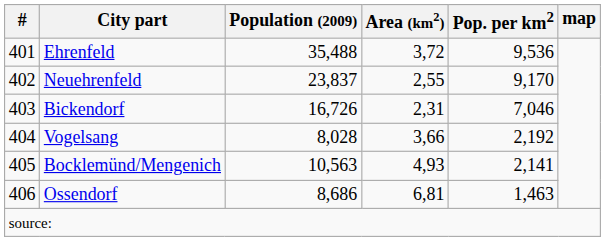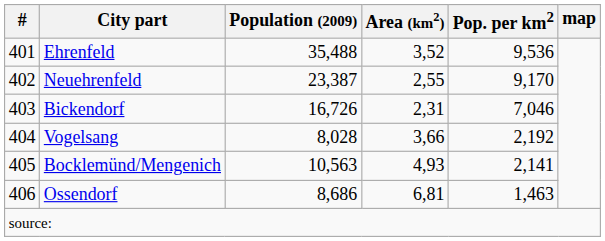(429, 51) 3,72 -> (429, 51) 3,52
(333, 80) 23,837 -> (333, 80) 23,387
